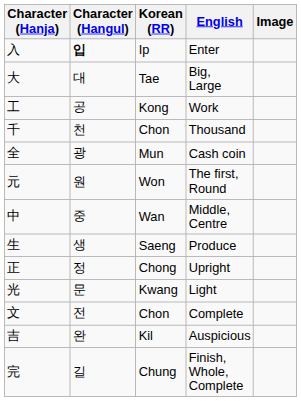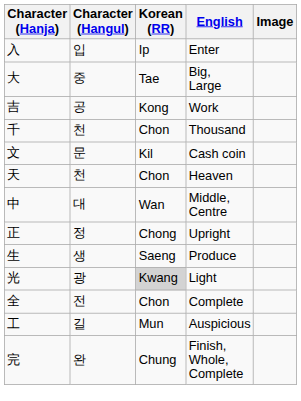(79, 50) bold -> (79, 50) normal
(79, 78) 대 -> (79, 78) 중
(14, 107) 工 -> (14, 107) 吉
(14, 152) 全 -> (14, 152) 文
(79, 152) 광 -> (79, 152) 문
(151, 153) Mun -> (146, 153) Kil
- row: (214, 182)
+ row: (211, 176)
(79, 216) 중 -> (79, 204) 대
rows swapped: (209, 268) <-> (213, 245)
(79, 290) 문 -> (79, 278) 광
(158, 290) no background -> (158, 278) lightgrey background
(14, 313) 文 -> (14, 301) 全
(14, 335) 吉 -> (14, 323) 工
(79, 335) 완 -> (79, 323) 길
(146, 336) Kil -> (151, 324) Mun
(79, 371) 길 -> (79, 359) 완
